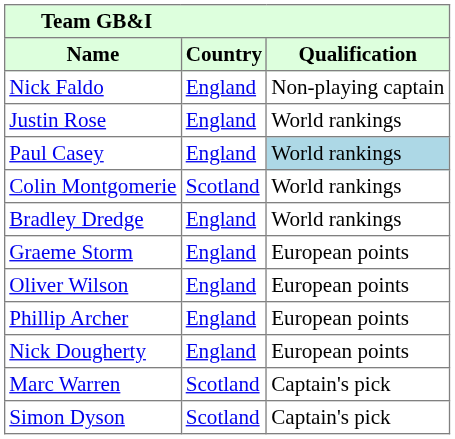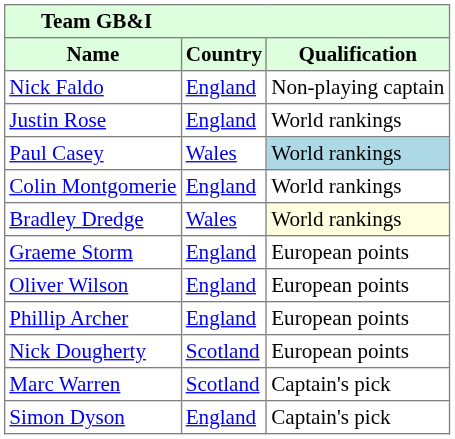(221, 152) England -> (211, 152) Wales
(223, 186) Scotland -> (221, 186) England
(221, 219) England -> (211, 219) Wales
(336, 219) no background -> (336, 219) lightyellow background
(221, 350) England -> (223, 350) Scotland
(223, 417) Scotland -> (221, 417) England
